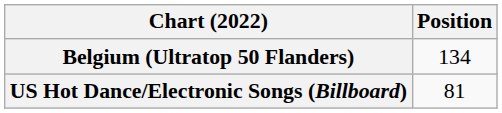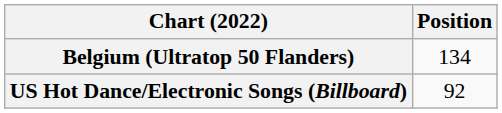(455, 90) 81 -> (455, 90) 92
